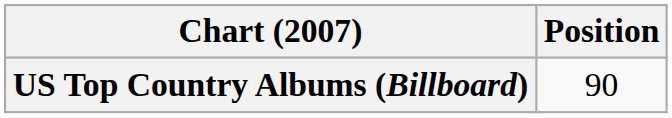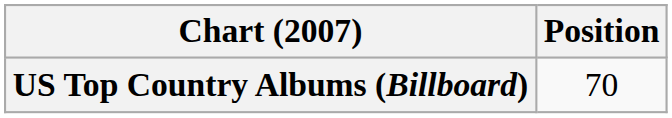(602, 84) 90 -> (602, 84) 70
